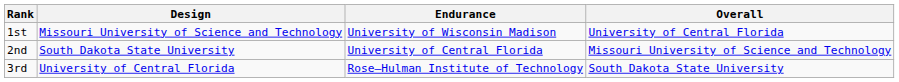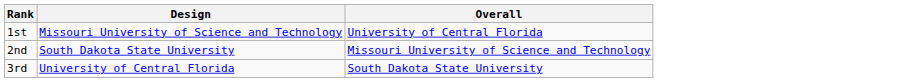- column: (465, 14)
